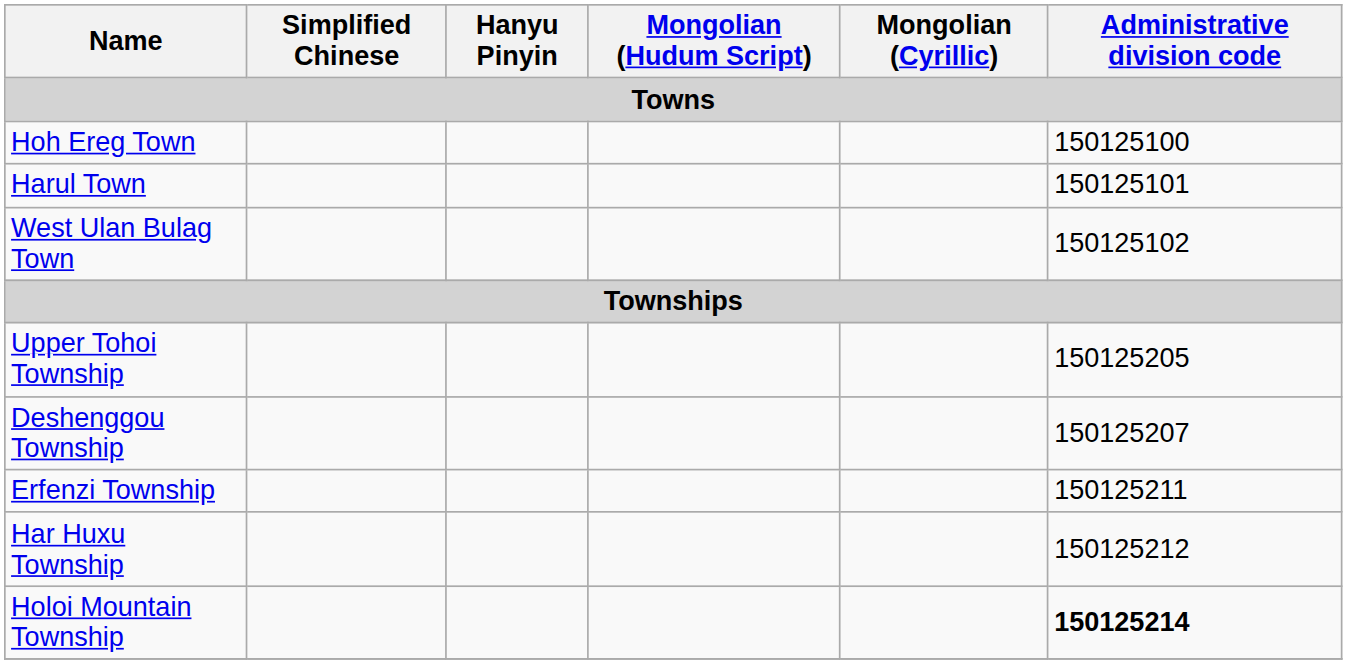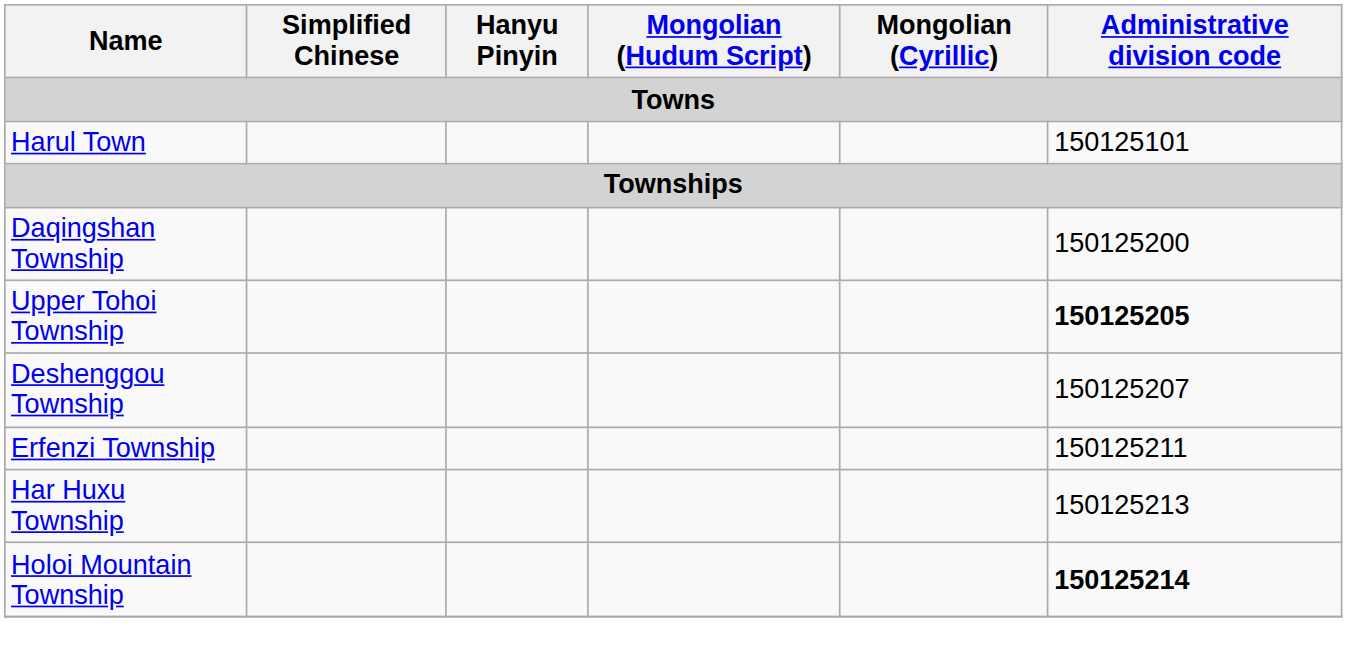- row: (103, 142)
- row: (112, 243)
+ row: (83, 243)
(1122, 359) normal -> (1122, 316) bold
(1122, 548) 150125212 -> (1122, 505) 150125213
